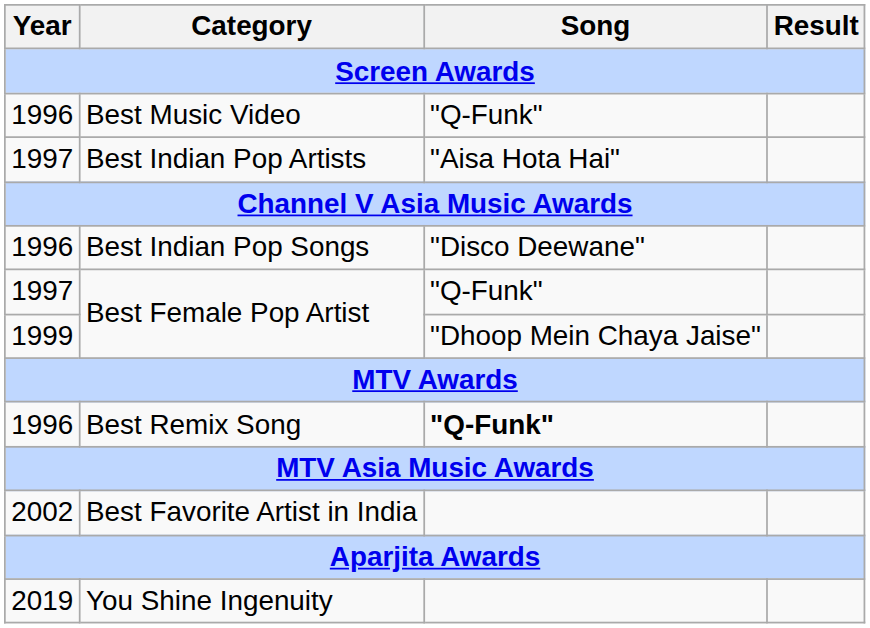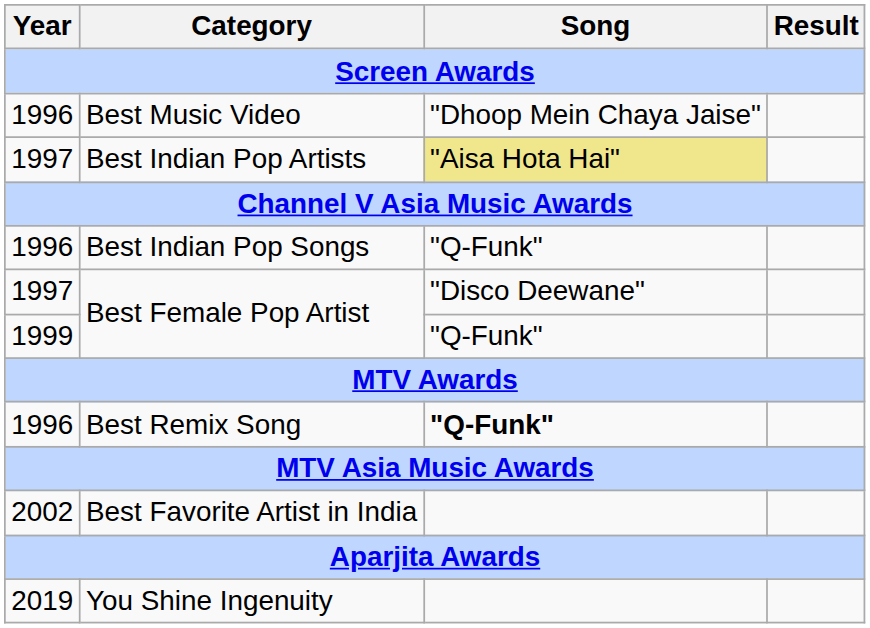(486, 114) "Q-Funk" -> (595, 114) "Dhoop Mein Chaya Jaise"
(525, 159) no background -> (525, 159) khaki background
(537, 247) "Disco Deewane" -> (486, 247) "Q-Funk"
(486, 291) "Q-Funk" -> (537, 291) "Disco Deewane"
(595, 335) "Dhoop Mein Chaya Jaise" -> (486, 335) "Q-Funk"
